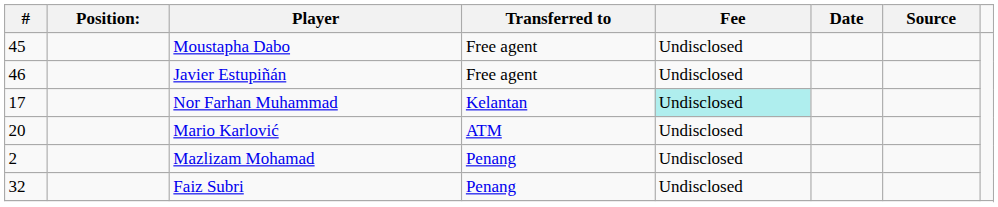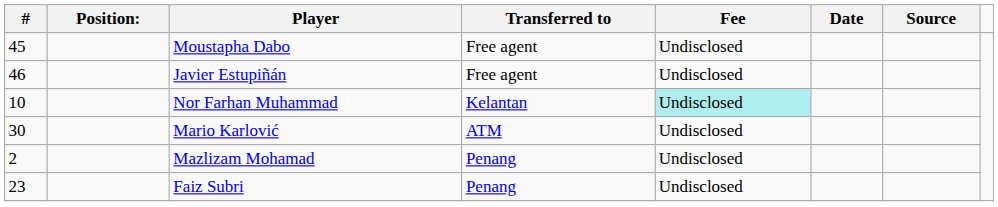(17, 102) 17 -> (17, 102) 10
(17, 131) 20 -> (17, 131) 30
(17, 187) 32 -> (17, 187) 23
